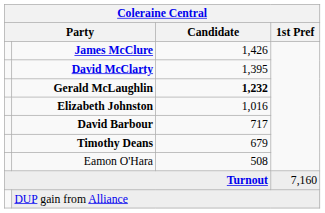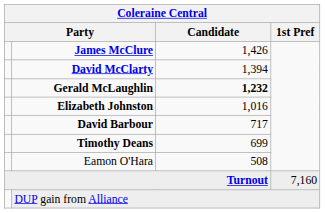(255, 69) 1,395 -> (255, 69) 1,394
(259, 143) 679 -> (259, 143) 699
